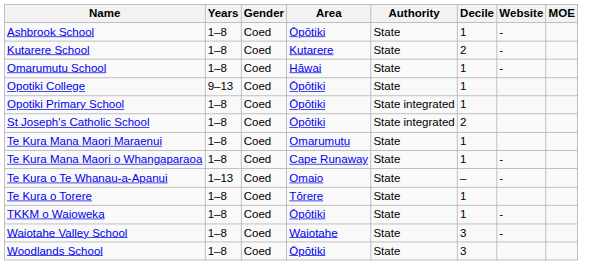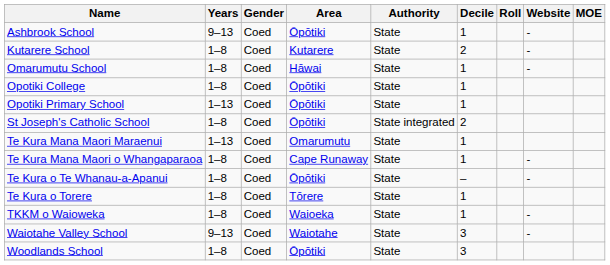+ column: (510, 13)
(217, 31) 1–8 -> (220, 31) 9–13
(220, 86) 9–13 -> (217, 86) 1–8
(217, 104) 1–8 -> (220, 104) 1–13
(414, 104) State integrated -> (387, 104) State
(217, 141) 1–8 -> (220, 141) 1–13
(220, 178) 1–13 -> (217, 178) 1–8
(306, 178) Omaio -> (307, 178) Ōpōtiki
(307, 214) Ōpōtiki -> (312, 214) Waioeka
(217, 232) 1–8 -> (220, 232) 9–13
